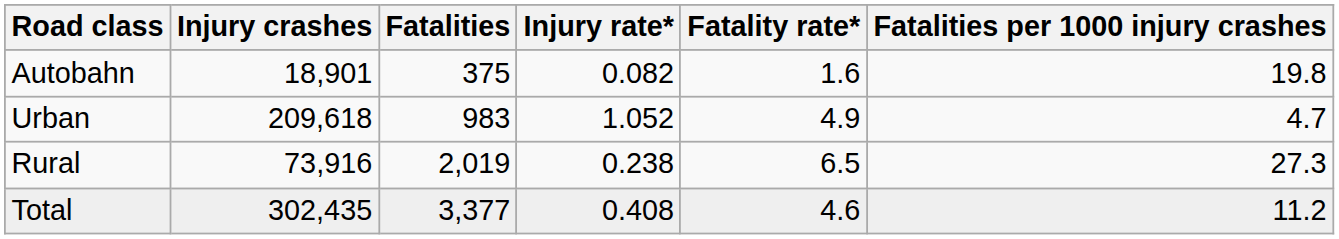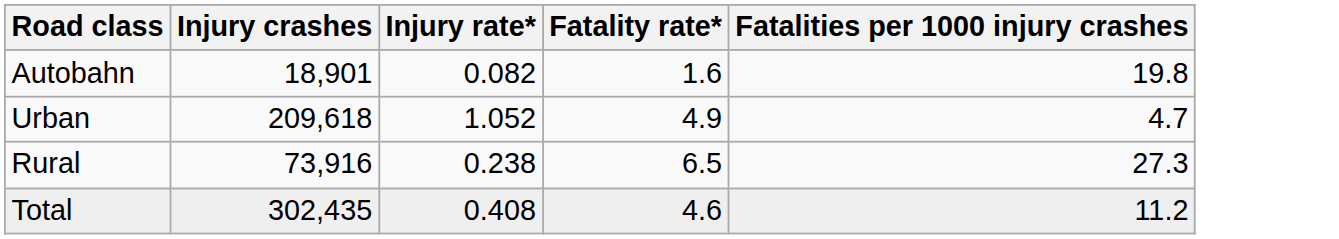- column: (448, 27)
